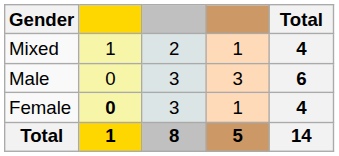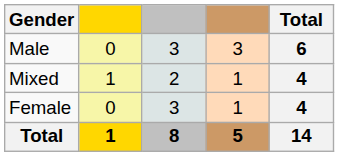rows swapped: (34, 48) <-> (29, 78)
(111, 107) bold -> (111, 107) normal
